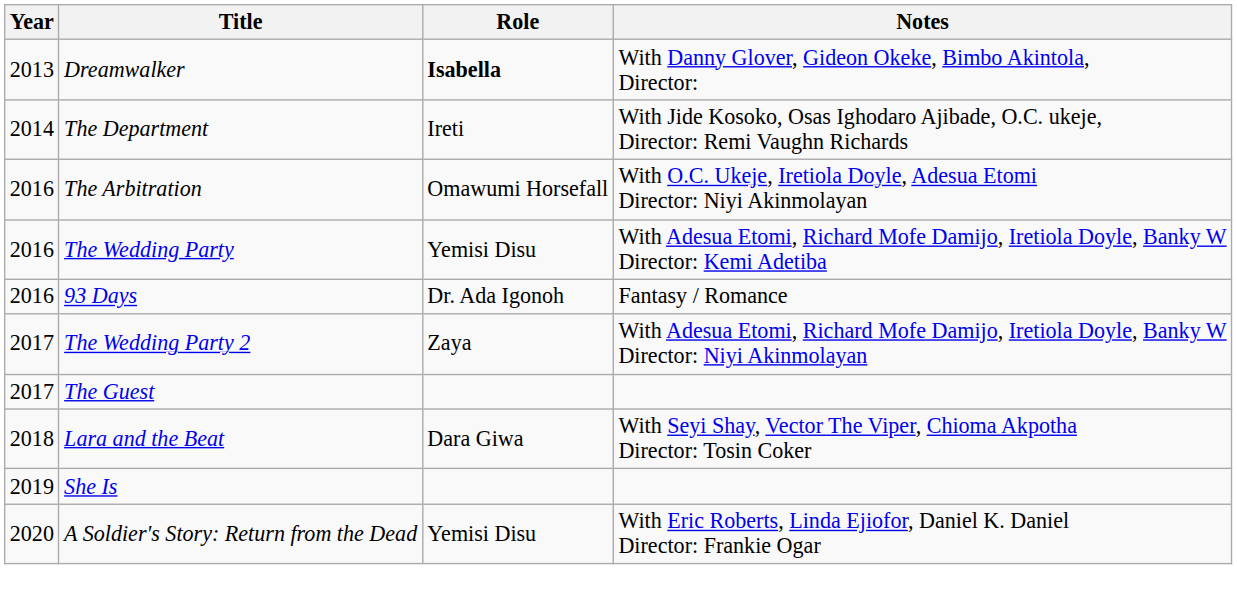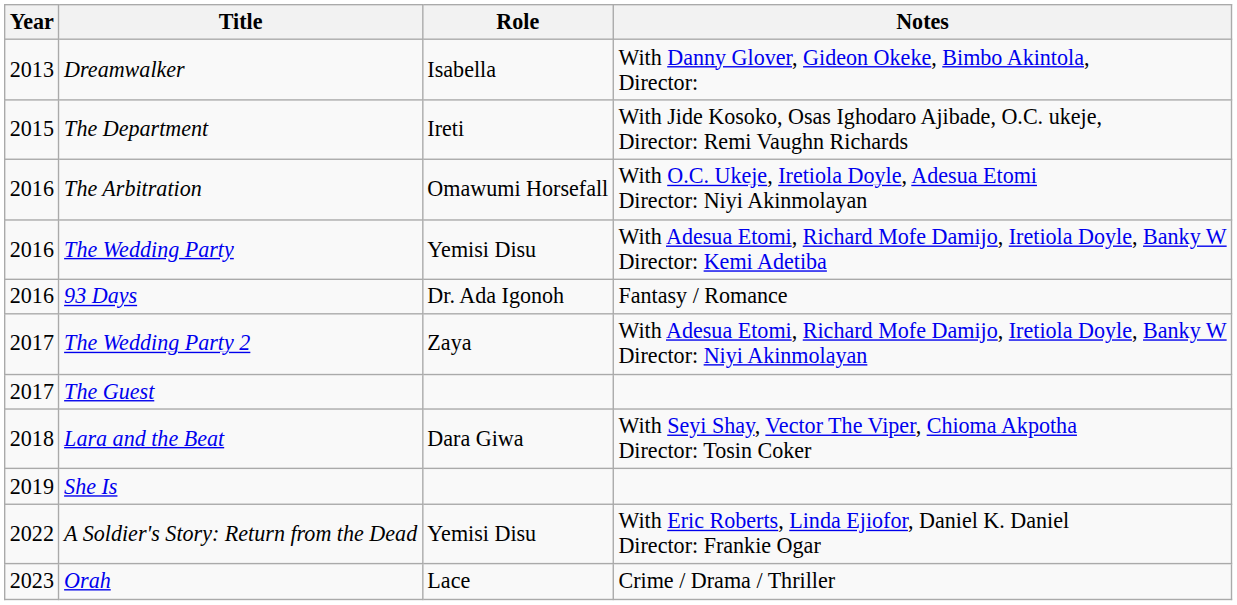(464, 69) bold -> (462, 69) normal
(32, 129) 2014 -> (32, 129) 2015
(32, 533) 2020 -> (32, 533) 2022
+ row: (87, 581)
